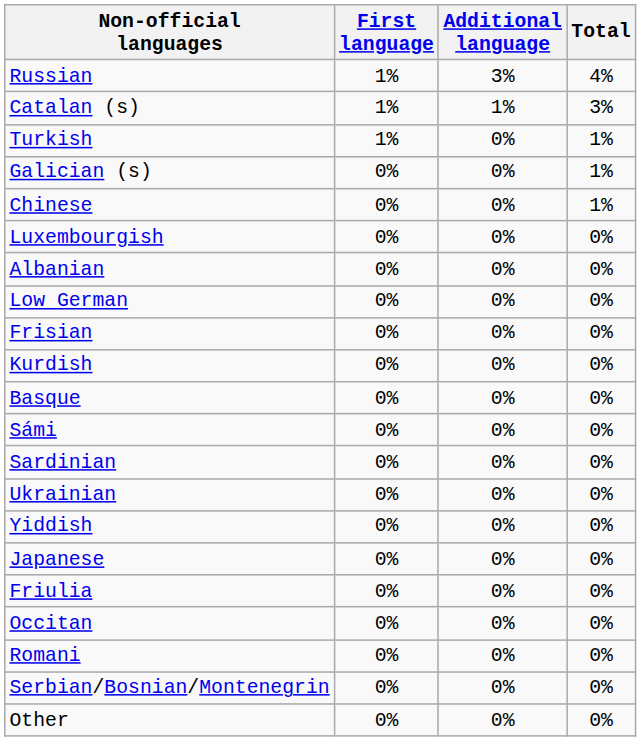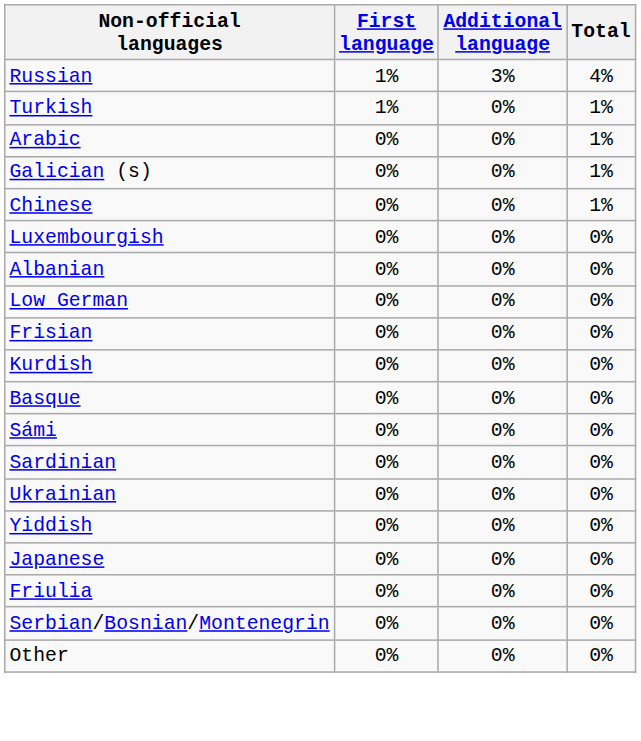- row: (75, 108)
+ row: (45, 140)
- row: (51, 623)
- row: (45, 656)
